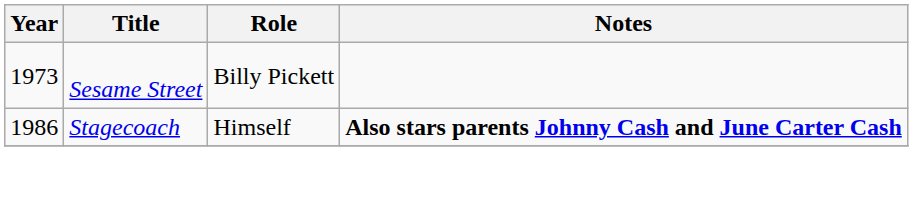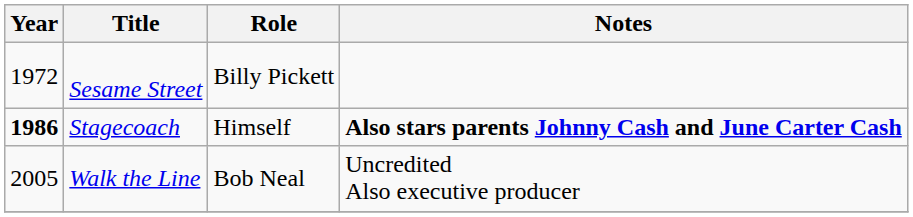(34, 75) 1973 -> (34, 75) 1972
(34, 126) normal -> (34, 126) bold
+ row: (135, 178)
